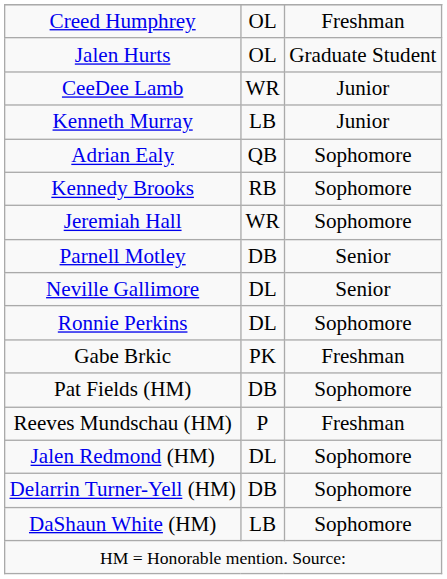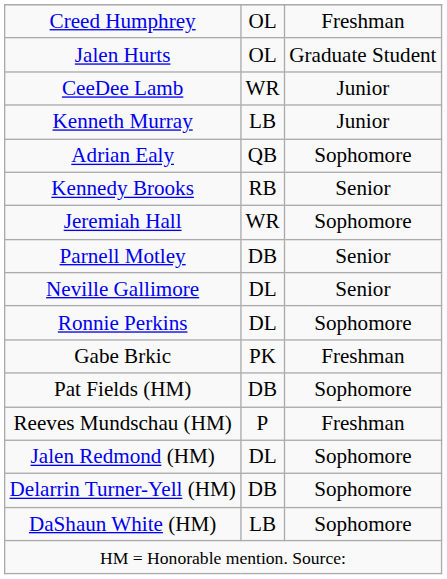(363, 188) Sophomore -> (363, 188) Senior
